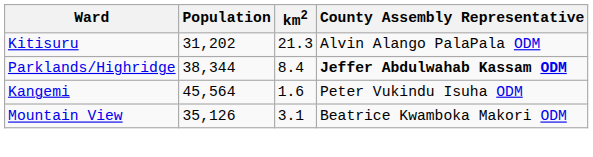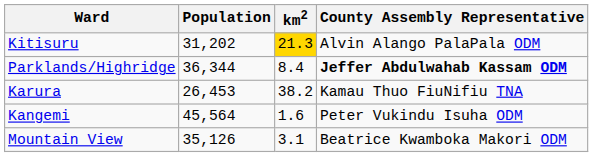(295, 44) no background -> (295, 44) gold background
(209, 68) 38,344 -> (209, 68) 36,344
+ row: (35, 92)
